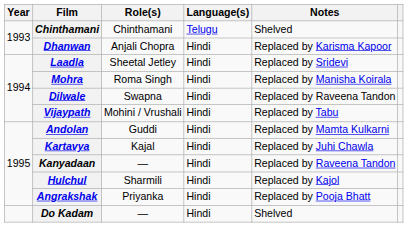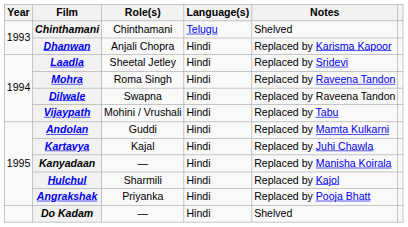(323, 79) Replaced by Manisha Koirala -> (325, 79) Replaced by Raveena Tandon
(325, 163) Replaced by Raveena Tandon -> (323, 163) Replaced by Manisha Koirala
